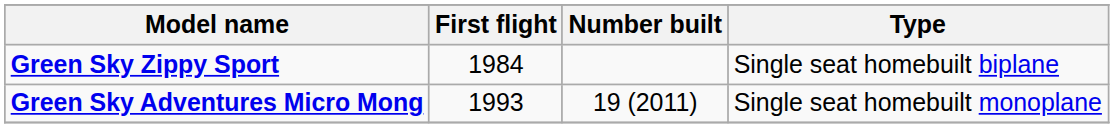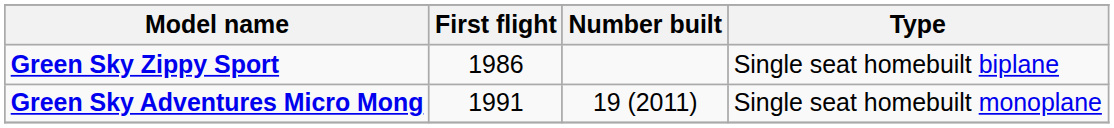(496, 64) 1984 -> (496, 64) 1986
(496, 104) 1993 -> (496, 104) 1991
